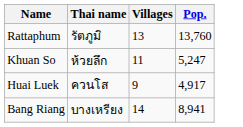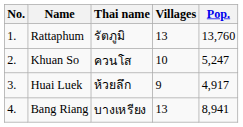+ column: (16, 14)
(89, 61) ห้วยลึก -> (113, 61) ควนโส
(138, 60) 11 -> (161, 60) 10
(90, 85) ควนโส -> (113, 85) ห้วยลึก
(138, 109) 14 -> (161, 109) 13
